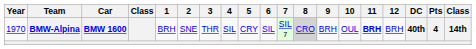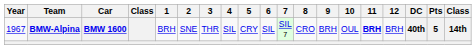(16, 29) 1970 -> (16, 29) 1967
(305, 29) lightgrey background -> (305, 29) no background
(436, 29) 4 -> (436, 29) 5
